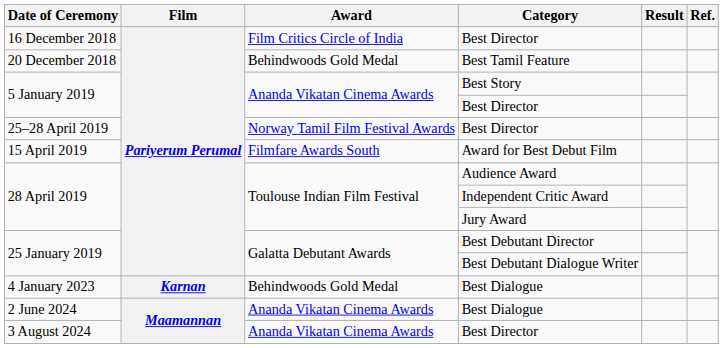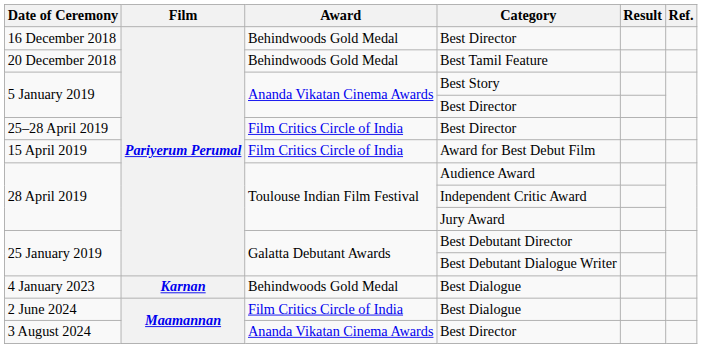(326, 38) Film Critics Circle of India -> (323, 38) Behindwoods Gold Medal
(352, 128) Norway Tamil Film Festival Awards -> (326, 128) Film Critics Circle of India
(314, 151) Filmfare Awards South -> (326, 151) Film Critics Circle of India
(341, 309) Ananda Vikatan Cinema Awards -> (326, 309) Film Critics Circle of India
